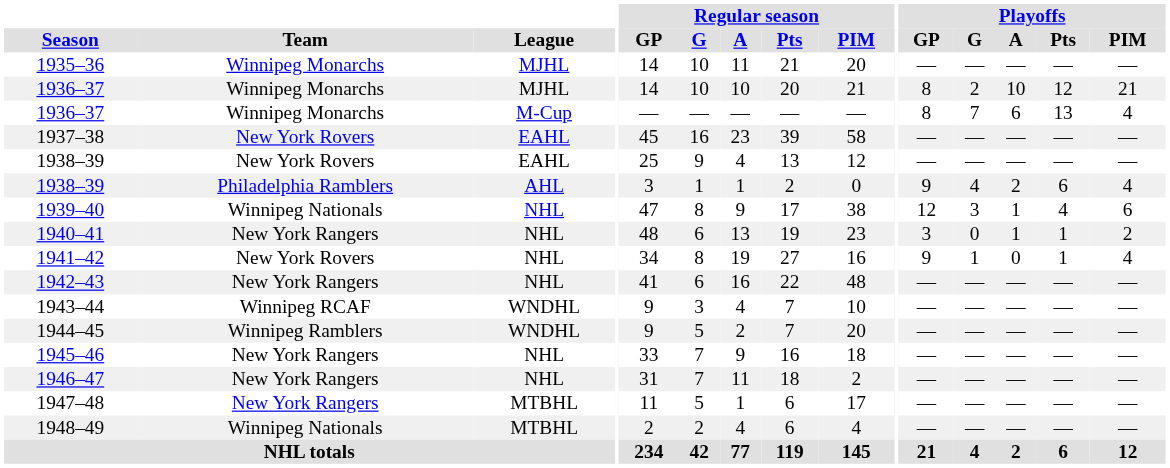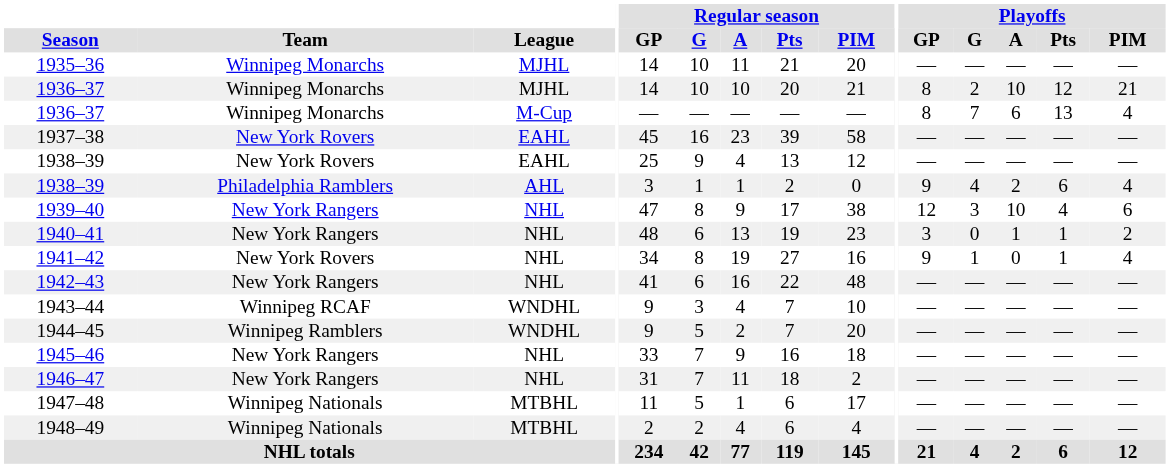(305, 209) Winnipeg Nationals -> (305, 209) New York Rangers
(1016, 209) 1 -> (1016, 209) 10
(305, 403) New York Rangers -> (305, 403) Winnipeg Nationals
